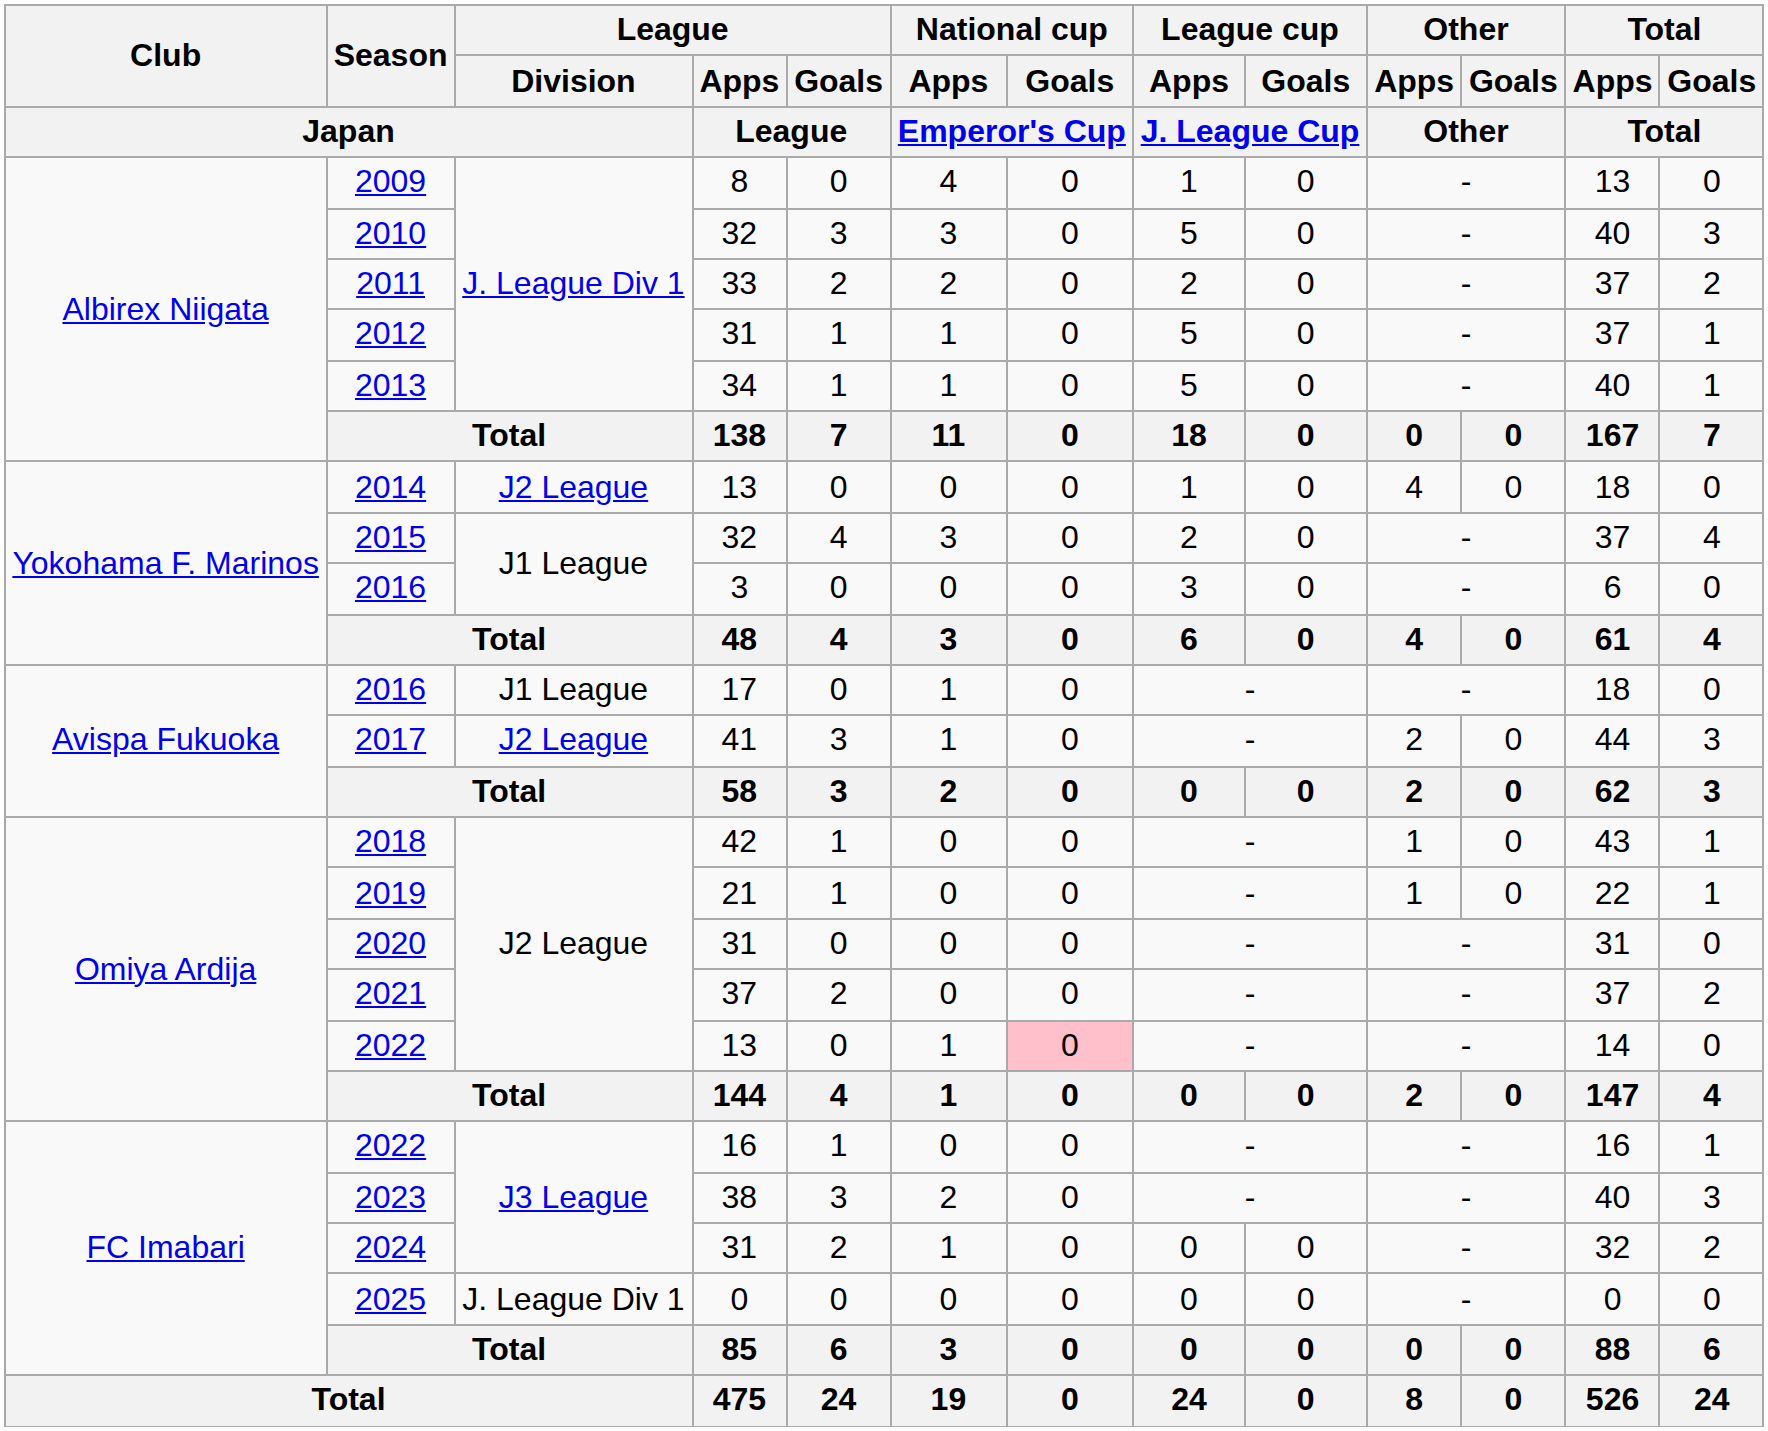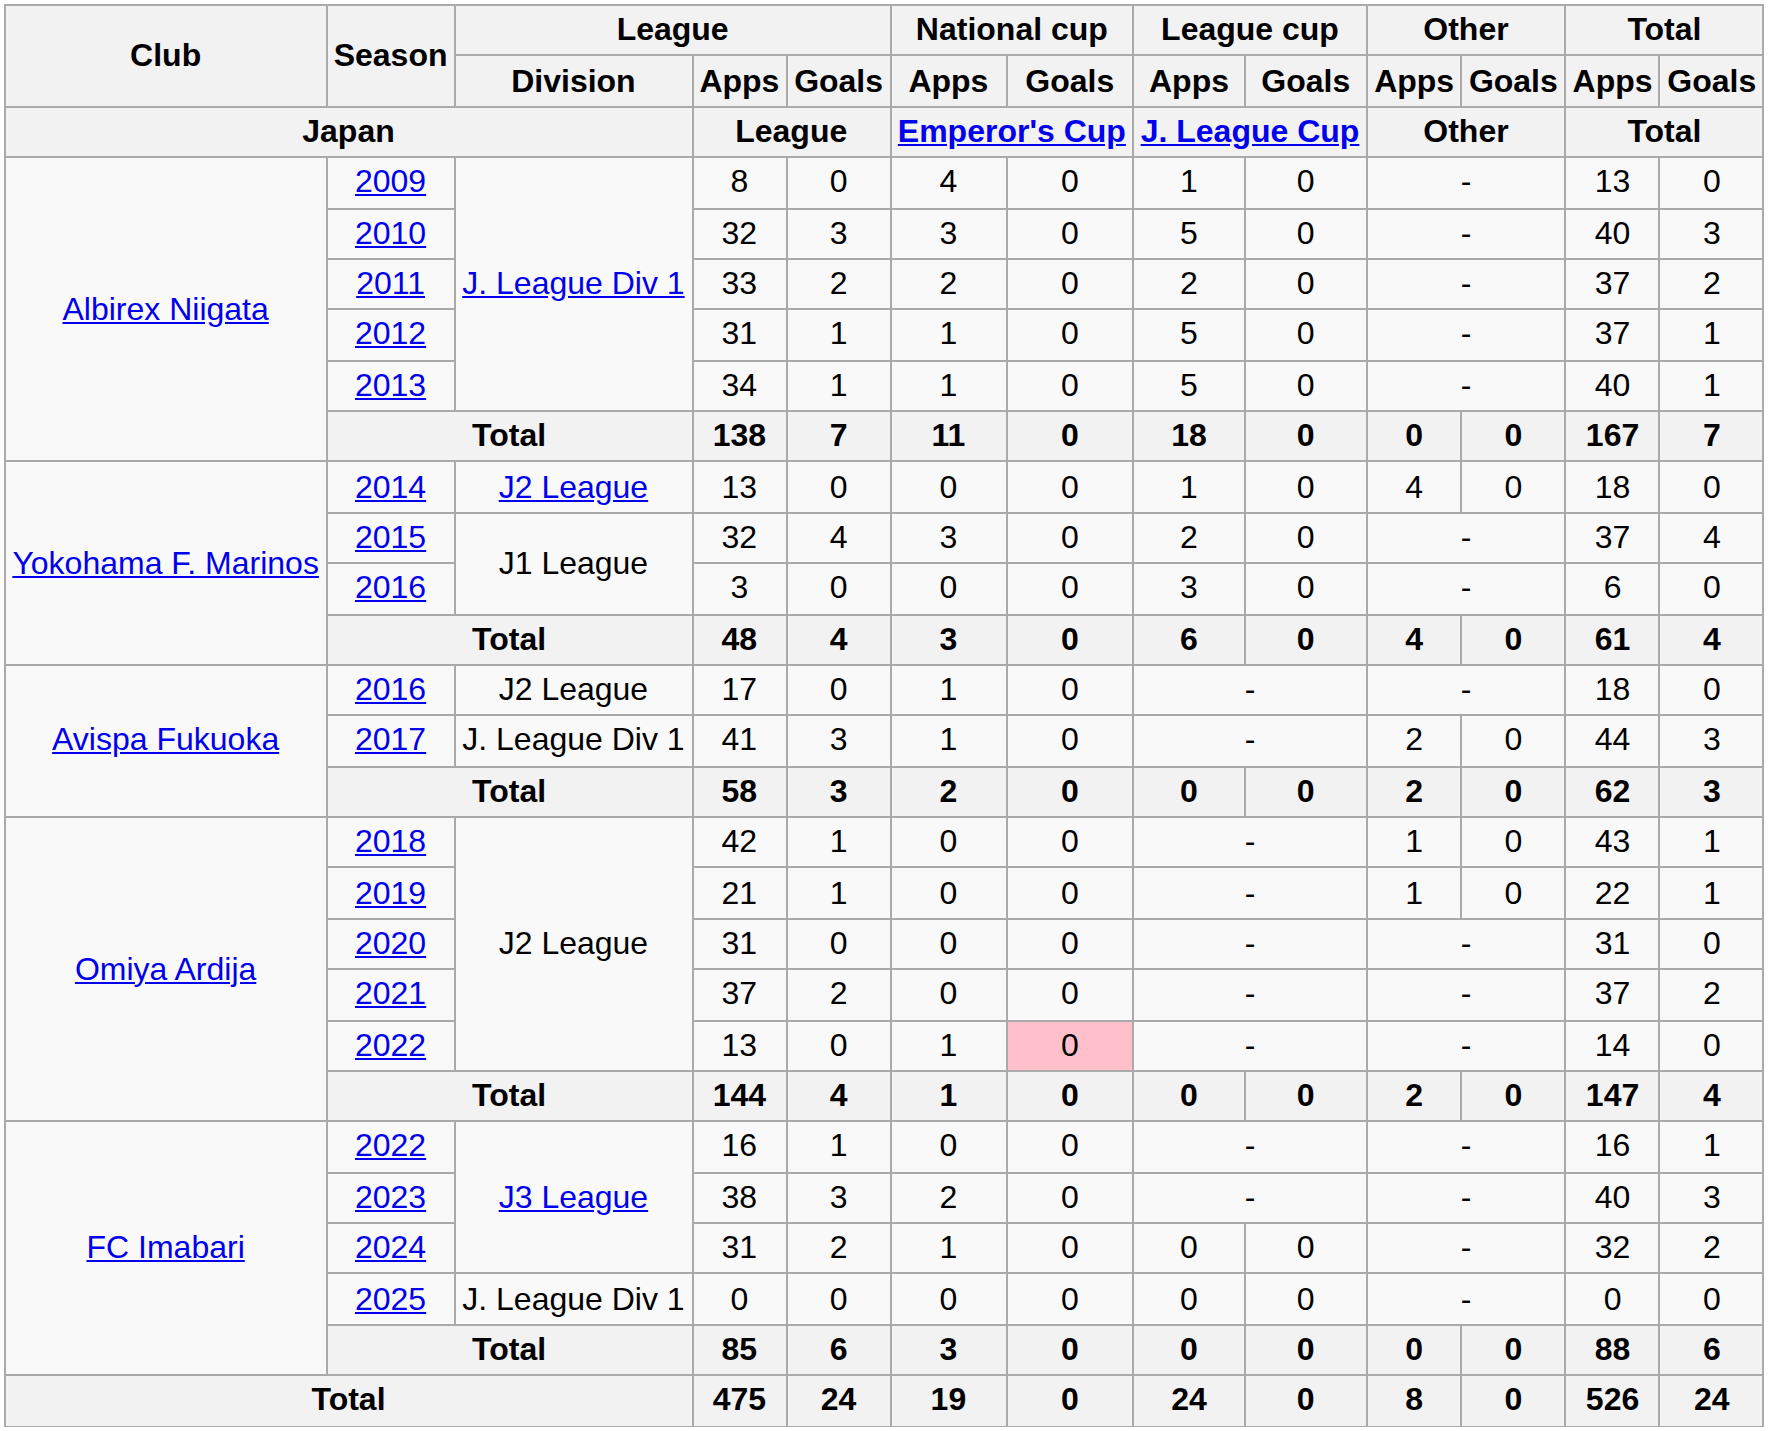(573, 689) J1 League -> (573, 689) J2 League
(573, 740) J2 League -> (573, 740) J. League Div 1
